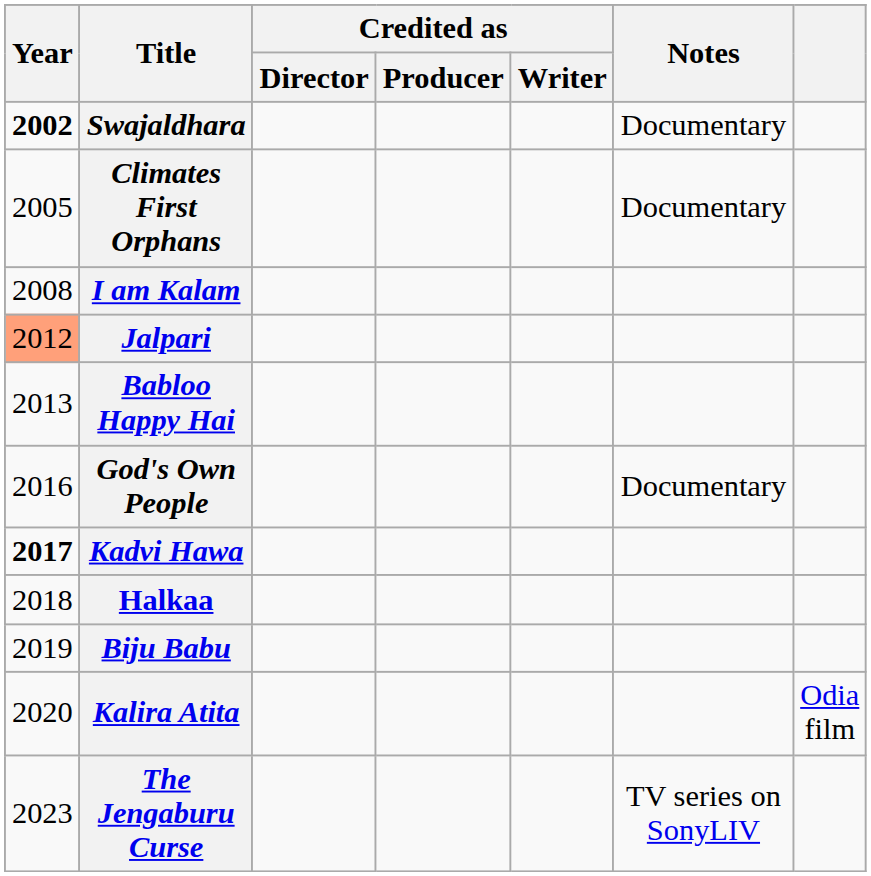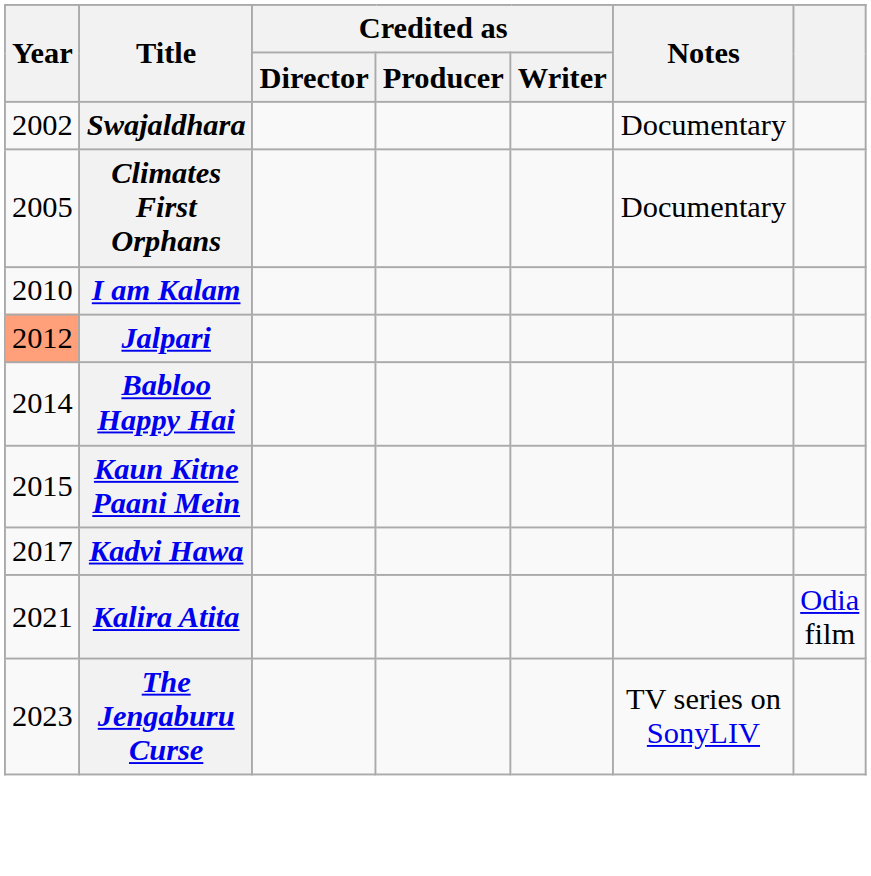(42, 125) bold -> (42, 125) normal
(42, 289) 2008 -> (42, 289) 2010
(42, 403) 2013 -> (42, 403) 2014
+ row: (166, 485)
- row: (166, 485)
(42, 551) bold -> (42, 551) normal
- row: (166, 599)
- row: (166, 647)
(42, 712) 2020 -> (42, 616) 2021
